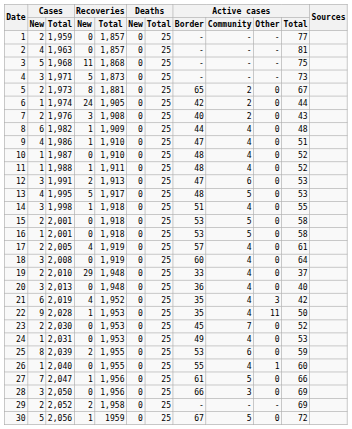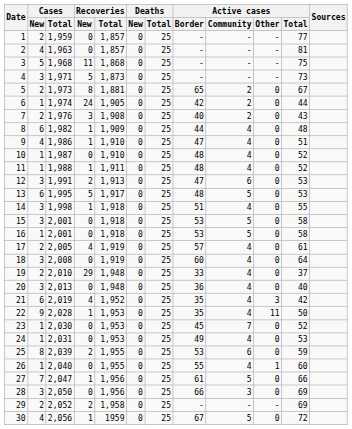(42, 195) 4 -> (42, 195) 6
(42, 221) 2 -> (42, 221) 3
(42, 326) 2 -> (42, 326) 1
(42, 418) 5 -> (42, 418) 4
